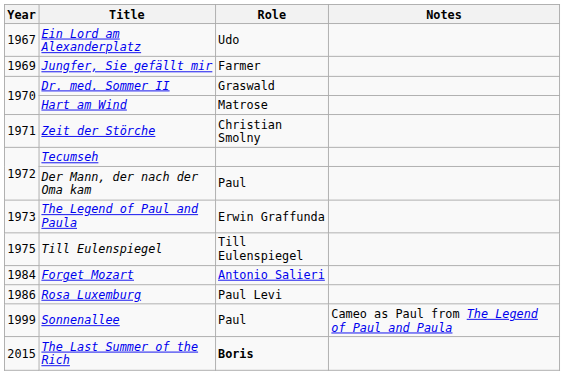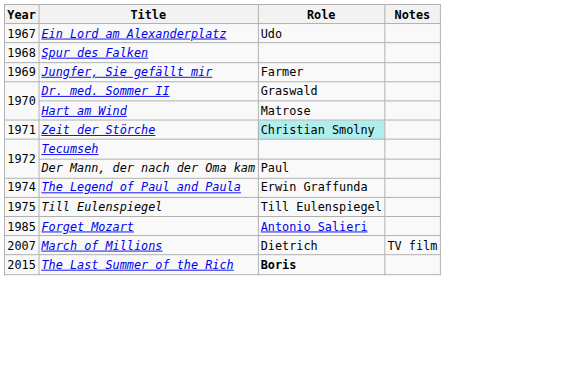+ row: (95, 53)
(250, 131) no background -> (318, 130) paleturquoise background
(22, 216) 1973 -> (22, 188) 1974
(22, 275) 1984 -> (22, 226) 1985
- row: (91, 294)
- row: (81, 321)
+ row: (102, 245)
